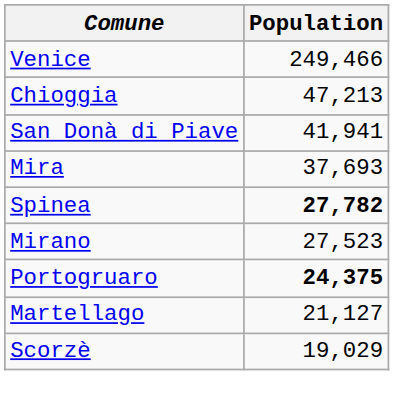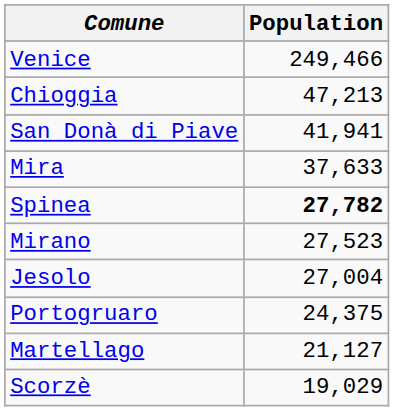(343, 169) 37,693 -> (343, 169) 37,633
+ row: (50, 278)
(343, 278) bold -> (343, 315) normal
